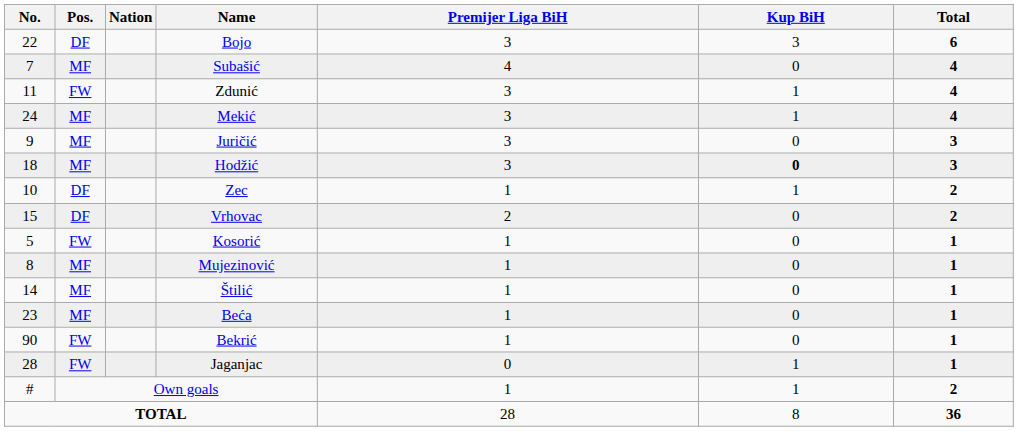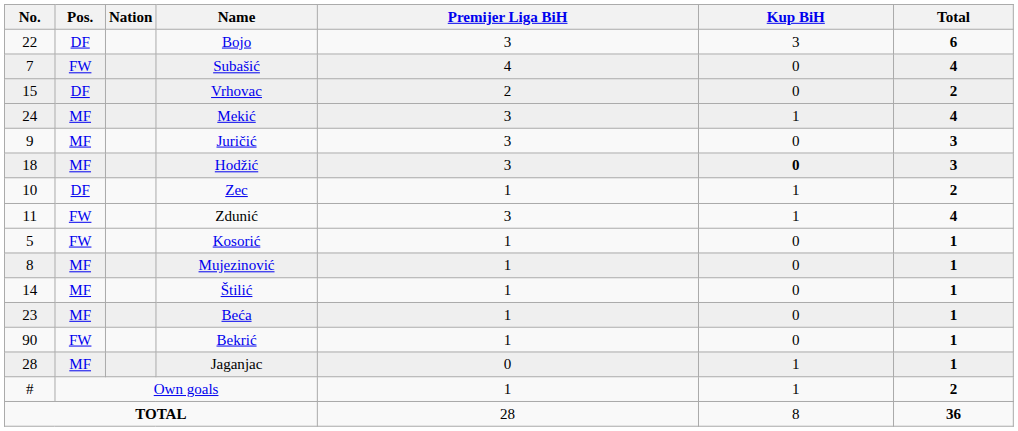(80, 66) MF -> (80, 66) FW
rows swapped: (237, 91) <-> (237, 215)
(80, 364) FW -> (80, 364) MF
